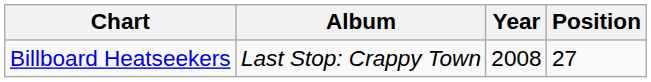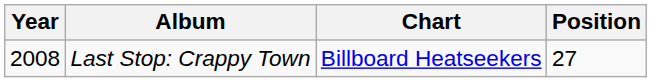columns swapped: (516, 22) <-> (120, 22)
